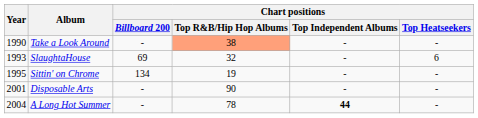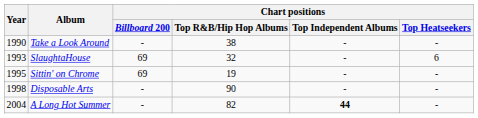(231, 43) lightsalmon background -> (231, 43) no background
(142, 74) 134 -> (142, 74) 69
(16, 89) 2001 -> (16, 89) 1998
(231, 105) 78 -> (231, 105) 82
